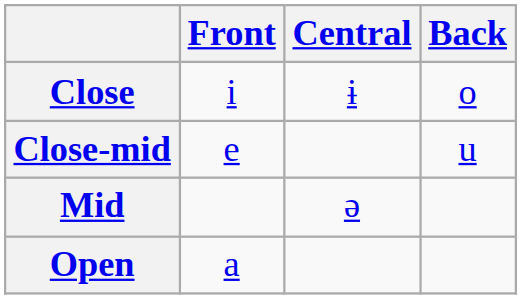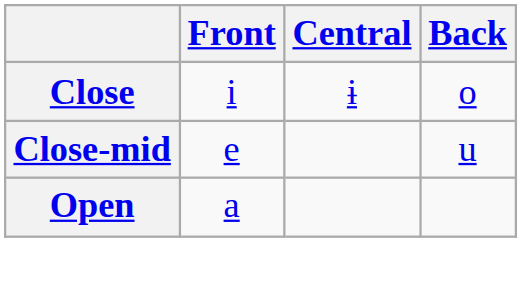- row: (92, 206)
